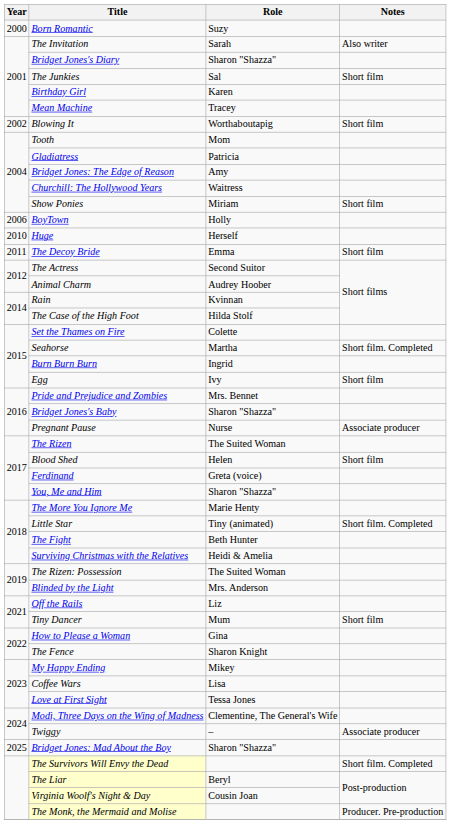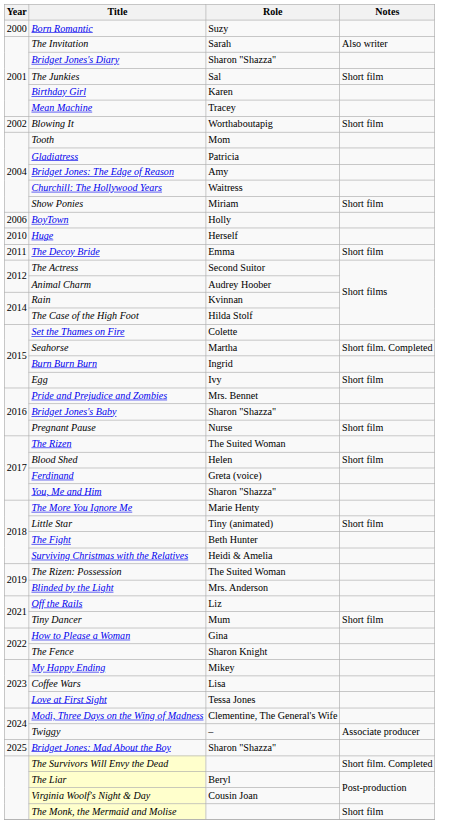(381, 428) Associate producer -> (363, 428) Short film
(387, 524) Short film. Completed -> (363, 524) Short film
(393, 811) Producer. Pre-production -> (363, 811) Short film
